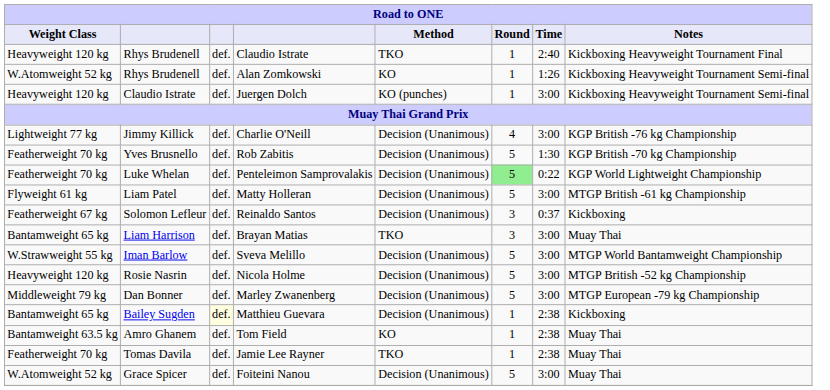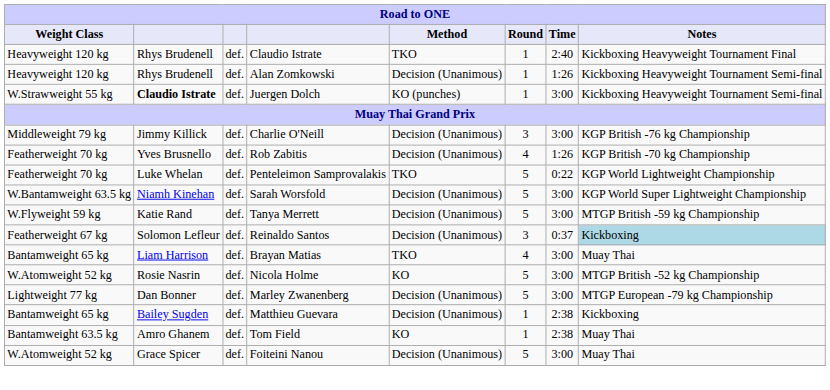(60, 74) W.Atomweight 52 kg -> (58, 74) Heavyweight 120 kg
(387, 74) KO -> (447, 74) Decision (Unanimous)
(58, 94) Heavyweight 120 kg -> (60, 94) W.Strawweight 55 kg
(160, 94) normal -> (176, 94) bold
(52, 134) Lightweight 77 kg -> (57, 134) Middleweight 79 kg
(512, 134) 4 -> (525, 134) 3
(512, 154) 5 -> (525, 154) 4
(549, 154) 1:30 -> (562, 154) 1:26
(434, 174) Decision (Unanimous) -> (404, 174) TKO
(512, 174) lightgreen background -> (525, 174) no background
+ row: (288, 194)
+ row: (284, 214)
- row: (274, 194)
(597, 214) no background -> (610, 234) lightblue background
(512, 234) 3 -> (525, 254) 4
- row: (271, 254)
(58, 274) Heavyweight 120 kg -> (60, 274) W.Atomweight 52 kg
(434, 274) Decision (Unanimous) -> (400, 274) KO
(57, 294) Middleweight 79 kg -> (52, 294) Lightweight 77 kg
(221, 314) lightyellow background -> (235, 314) no background
- row: (280, 354)
